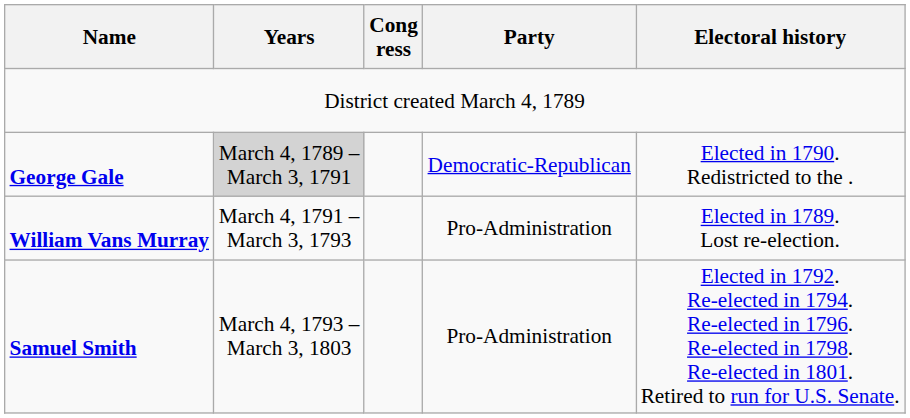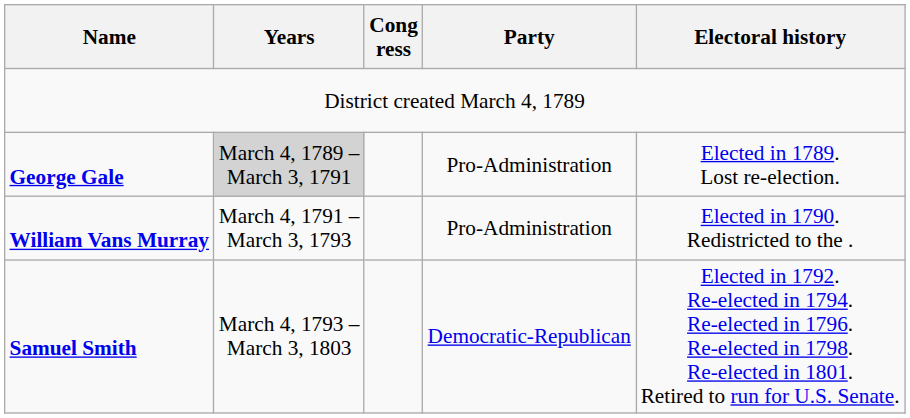(529, 164) Democratic-Republican -> (529, 164) Pro-Administration
(770, 164) Elected in 1790. Redistricted to the . -> (770, 164) Elected in 1789. Lost re-election.
(770, 227) Elected in 1789. Lost re-election. -> (770, 227) Elected in 1790. Redistricted to the .
(529, 336) Pro-Administration -> (529, 336) Democratic-Republican
